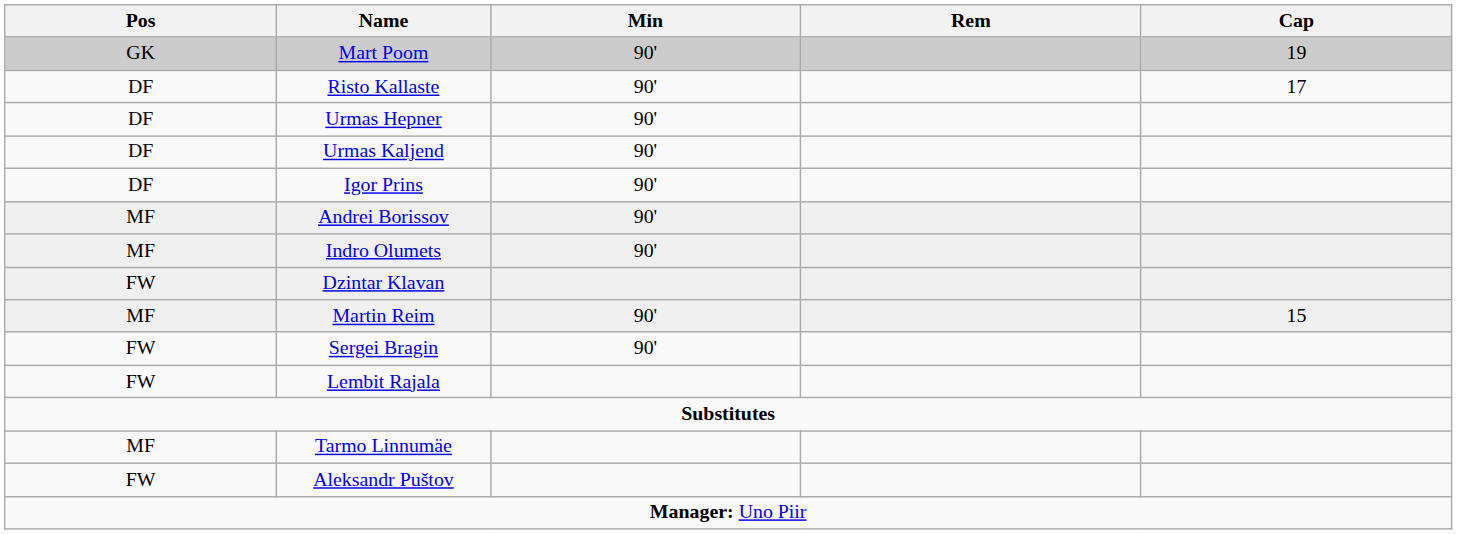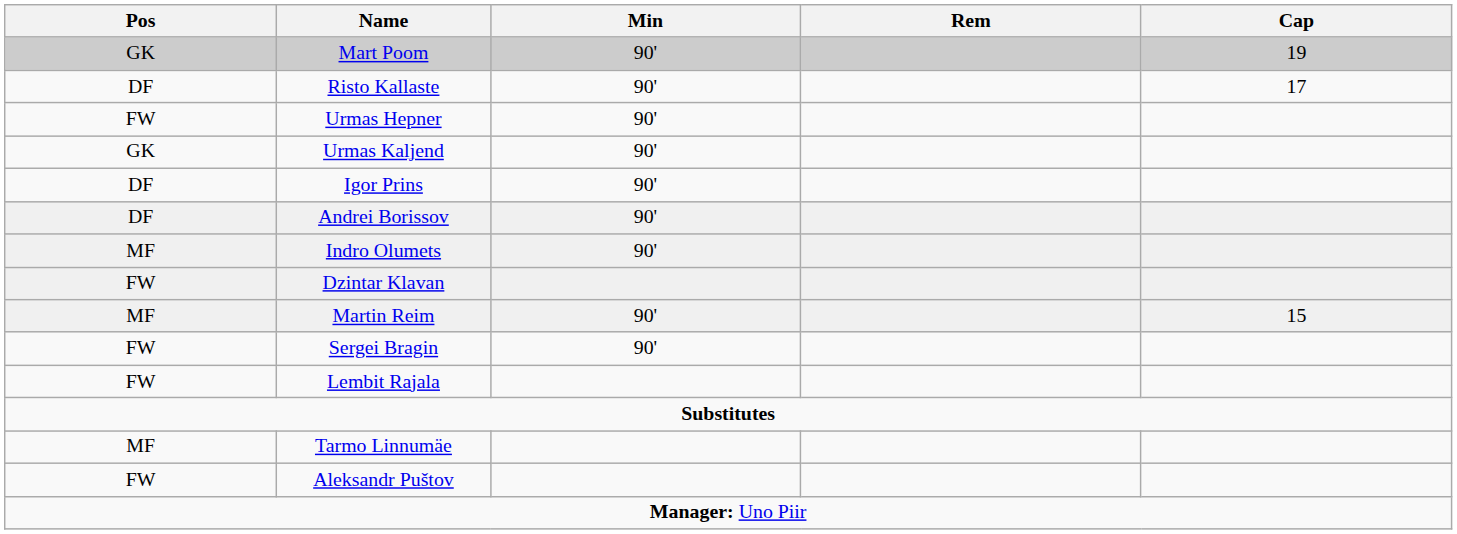(141, 118) DF -> (141, 118) FW
(141, 151) DF -> (141, 151) GK
(141, 217) MF -> (141, 217) DF
